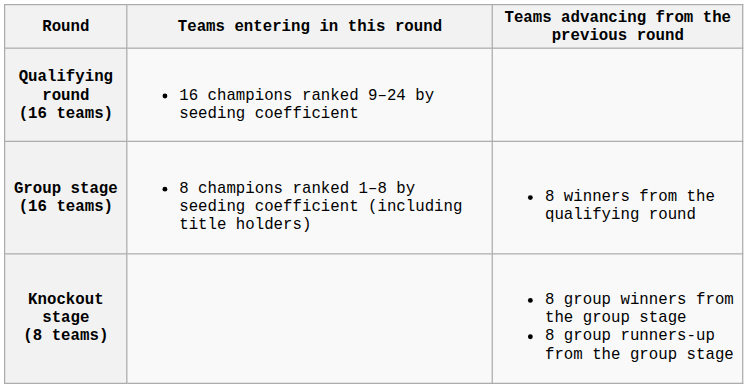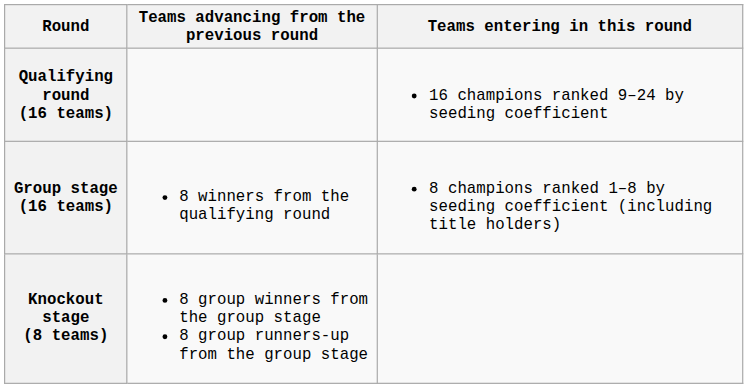columns swapped: (310, 26) <-> (618, 26)
